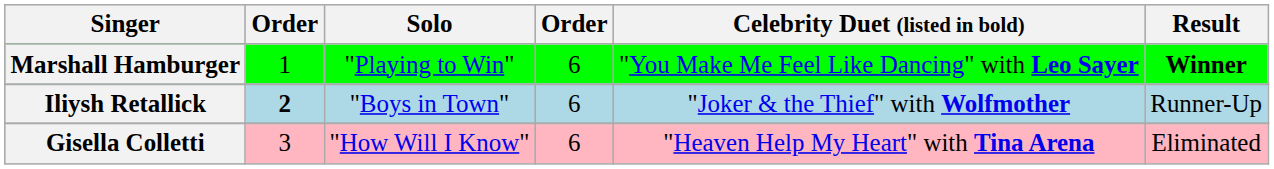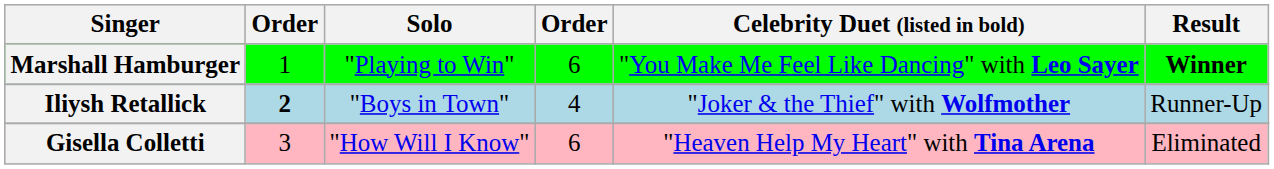(574, 103) 6 -> (574, 103) 4
